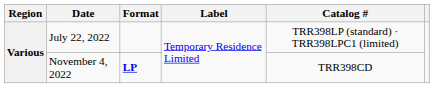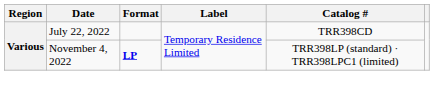(345, 37) TRR398LP (standard) · TRR398LPC1 (limited) -> (345, 31) TRR398CD
(345, 67) TRR398CD -> (345, 55) TRR398LP (standard) · TRR398LPC1 (limited)
